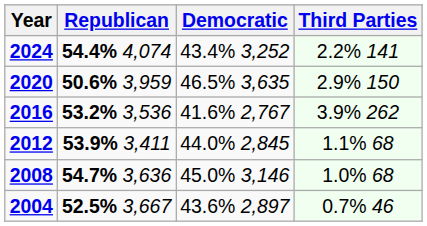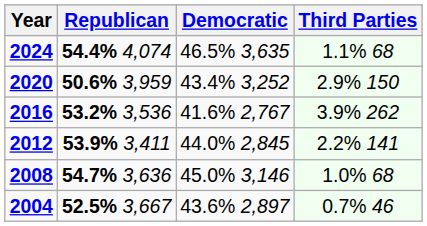(235, 51) 43.4% 3,252 -> (235, 51) 46.5% 3,635
(358, 51) 2.2% 141 -> (358, 51) 1.1% 68
(235, 82) 46.5% 3,635 -> (235, 82) 43.4% 3,252
(358, 144) 1.1% 68 -> (358, 144) 2.2% 141
